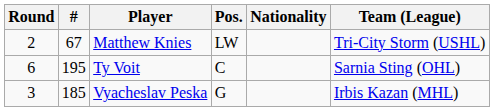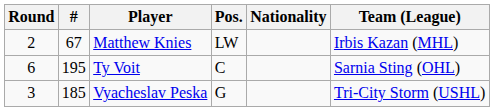(410, 42) Tri-City Storm (USHL) -> (396, 42) Irbis Kazan (MHL)
(396, 93) Irbis Kazan (MHL) -> (410, 93) Tri-City Storm (USHL)
